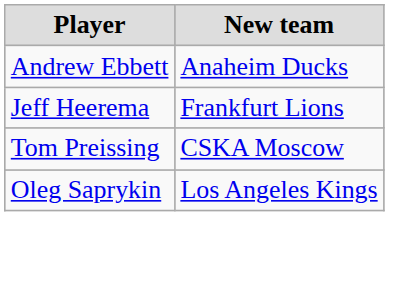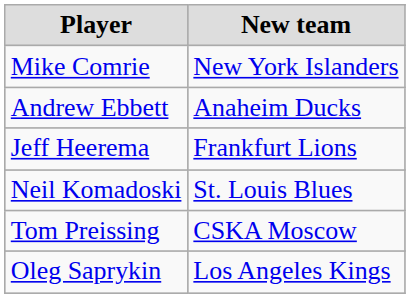+ row: (80, 66)
+ row: (96, 189)
